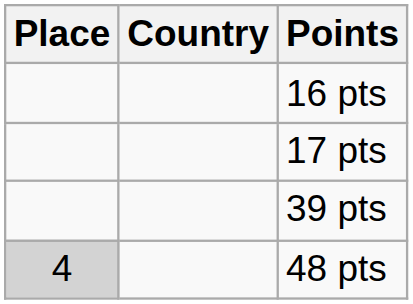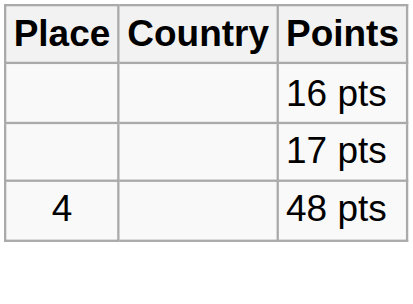- row: (336, 209)
(62, 268) lightgrey background -> (62, 209) no background
